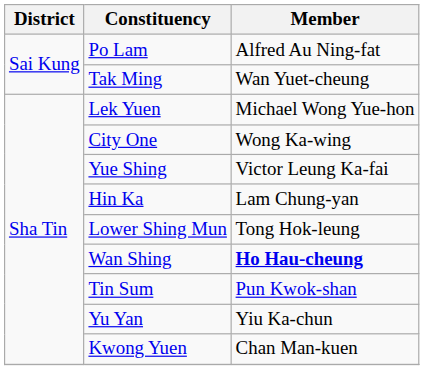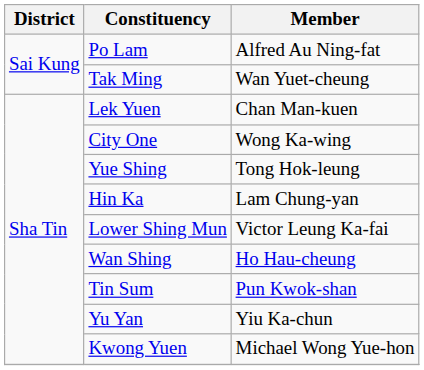(325, 109) Michael Wong Yue-hon -> (297, 109) Chan Man-kuen
(312, 169) Victor Leung Ka-fai -> (298, 169) Tong Hok-leung
(298, 229) Tong Hok-leung -> (312, 229) Victor Leung Ka-fai
(299, 259) bold -> (296, 259) normal
(297, 348) Chan Man-kuen -> (325, 348) Michael Wong Yue-hon
